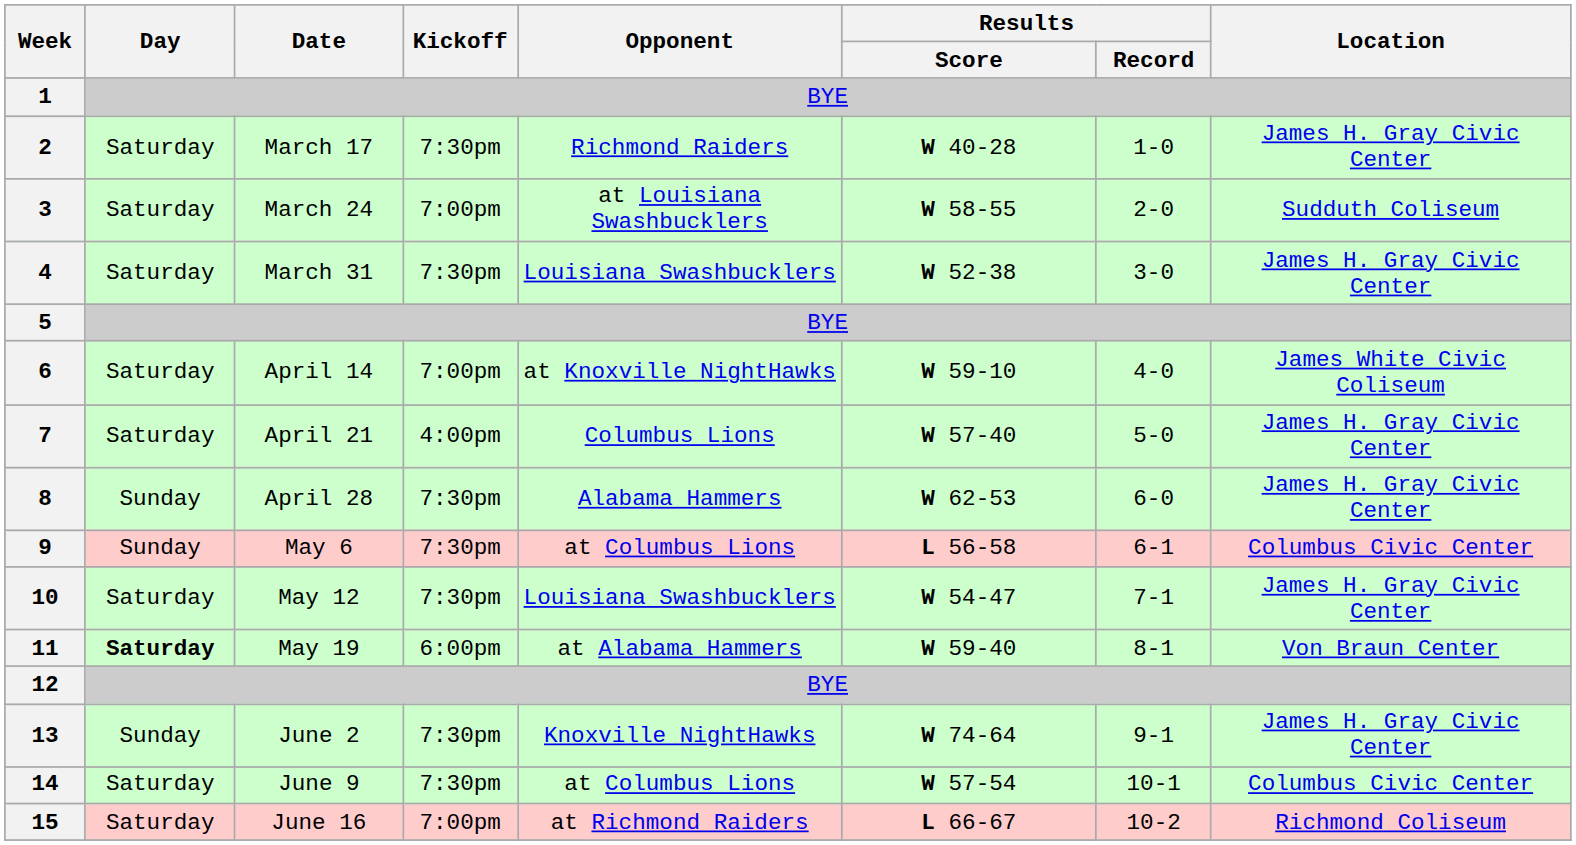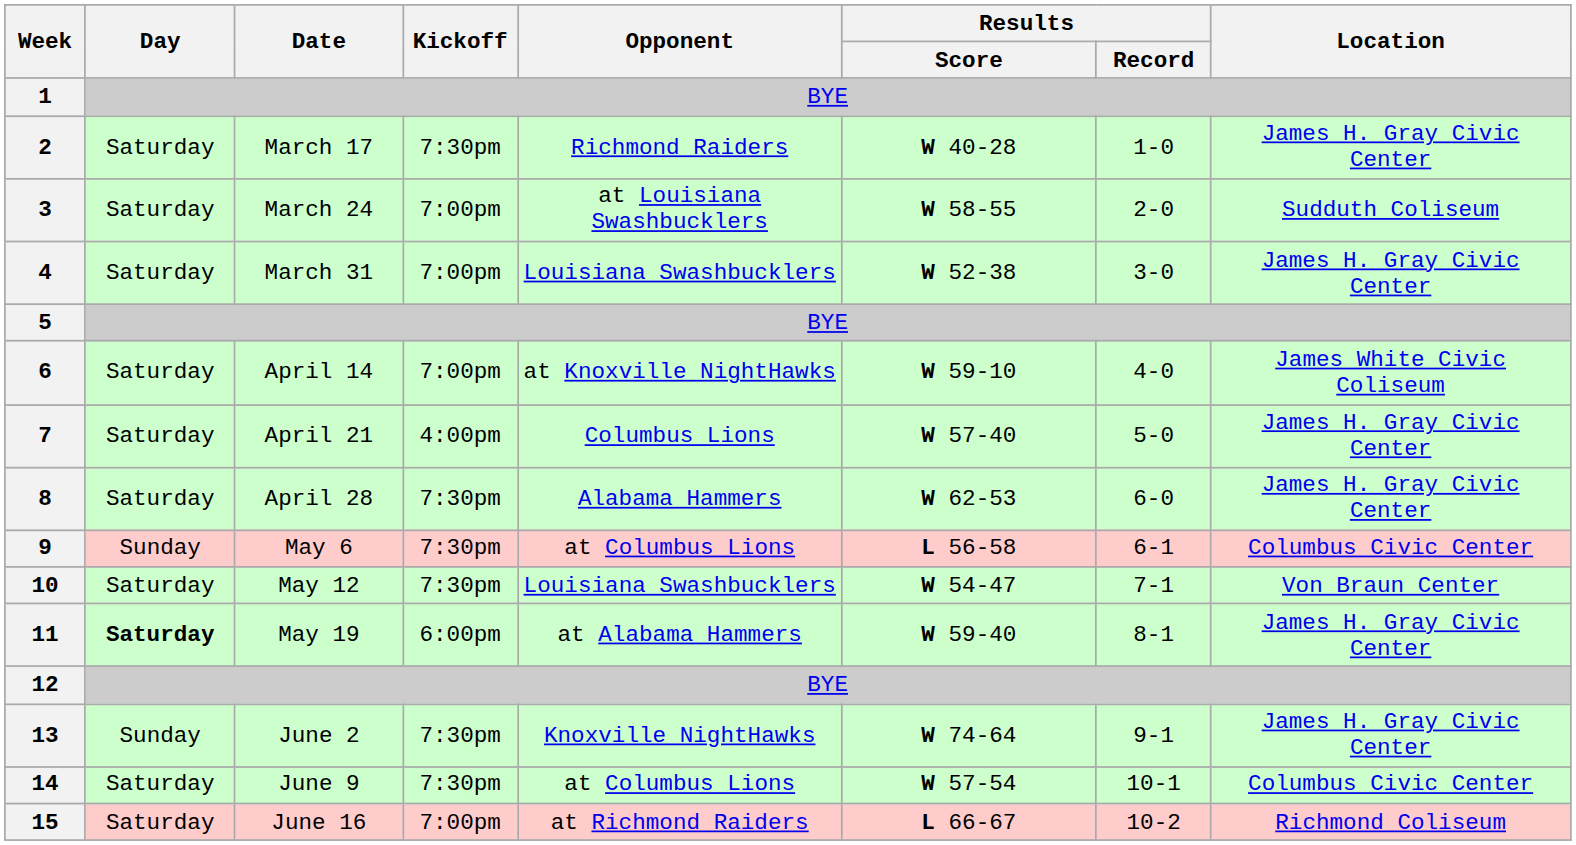(460, 273) 7:30pm -> (460, 273) 7:00pm
(160, 499) Sunday -> (160, 499) Saturday
(1391, 598) James H. Gray Civic Center -> (1391, 585) Von Braun Center
(1391, 648) Von Braun Center -> (1391, 635) James H. Gray Civic Center
